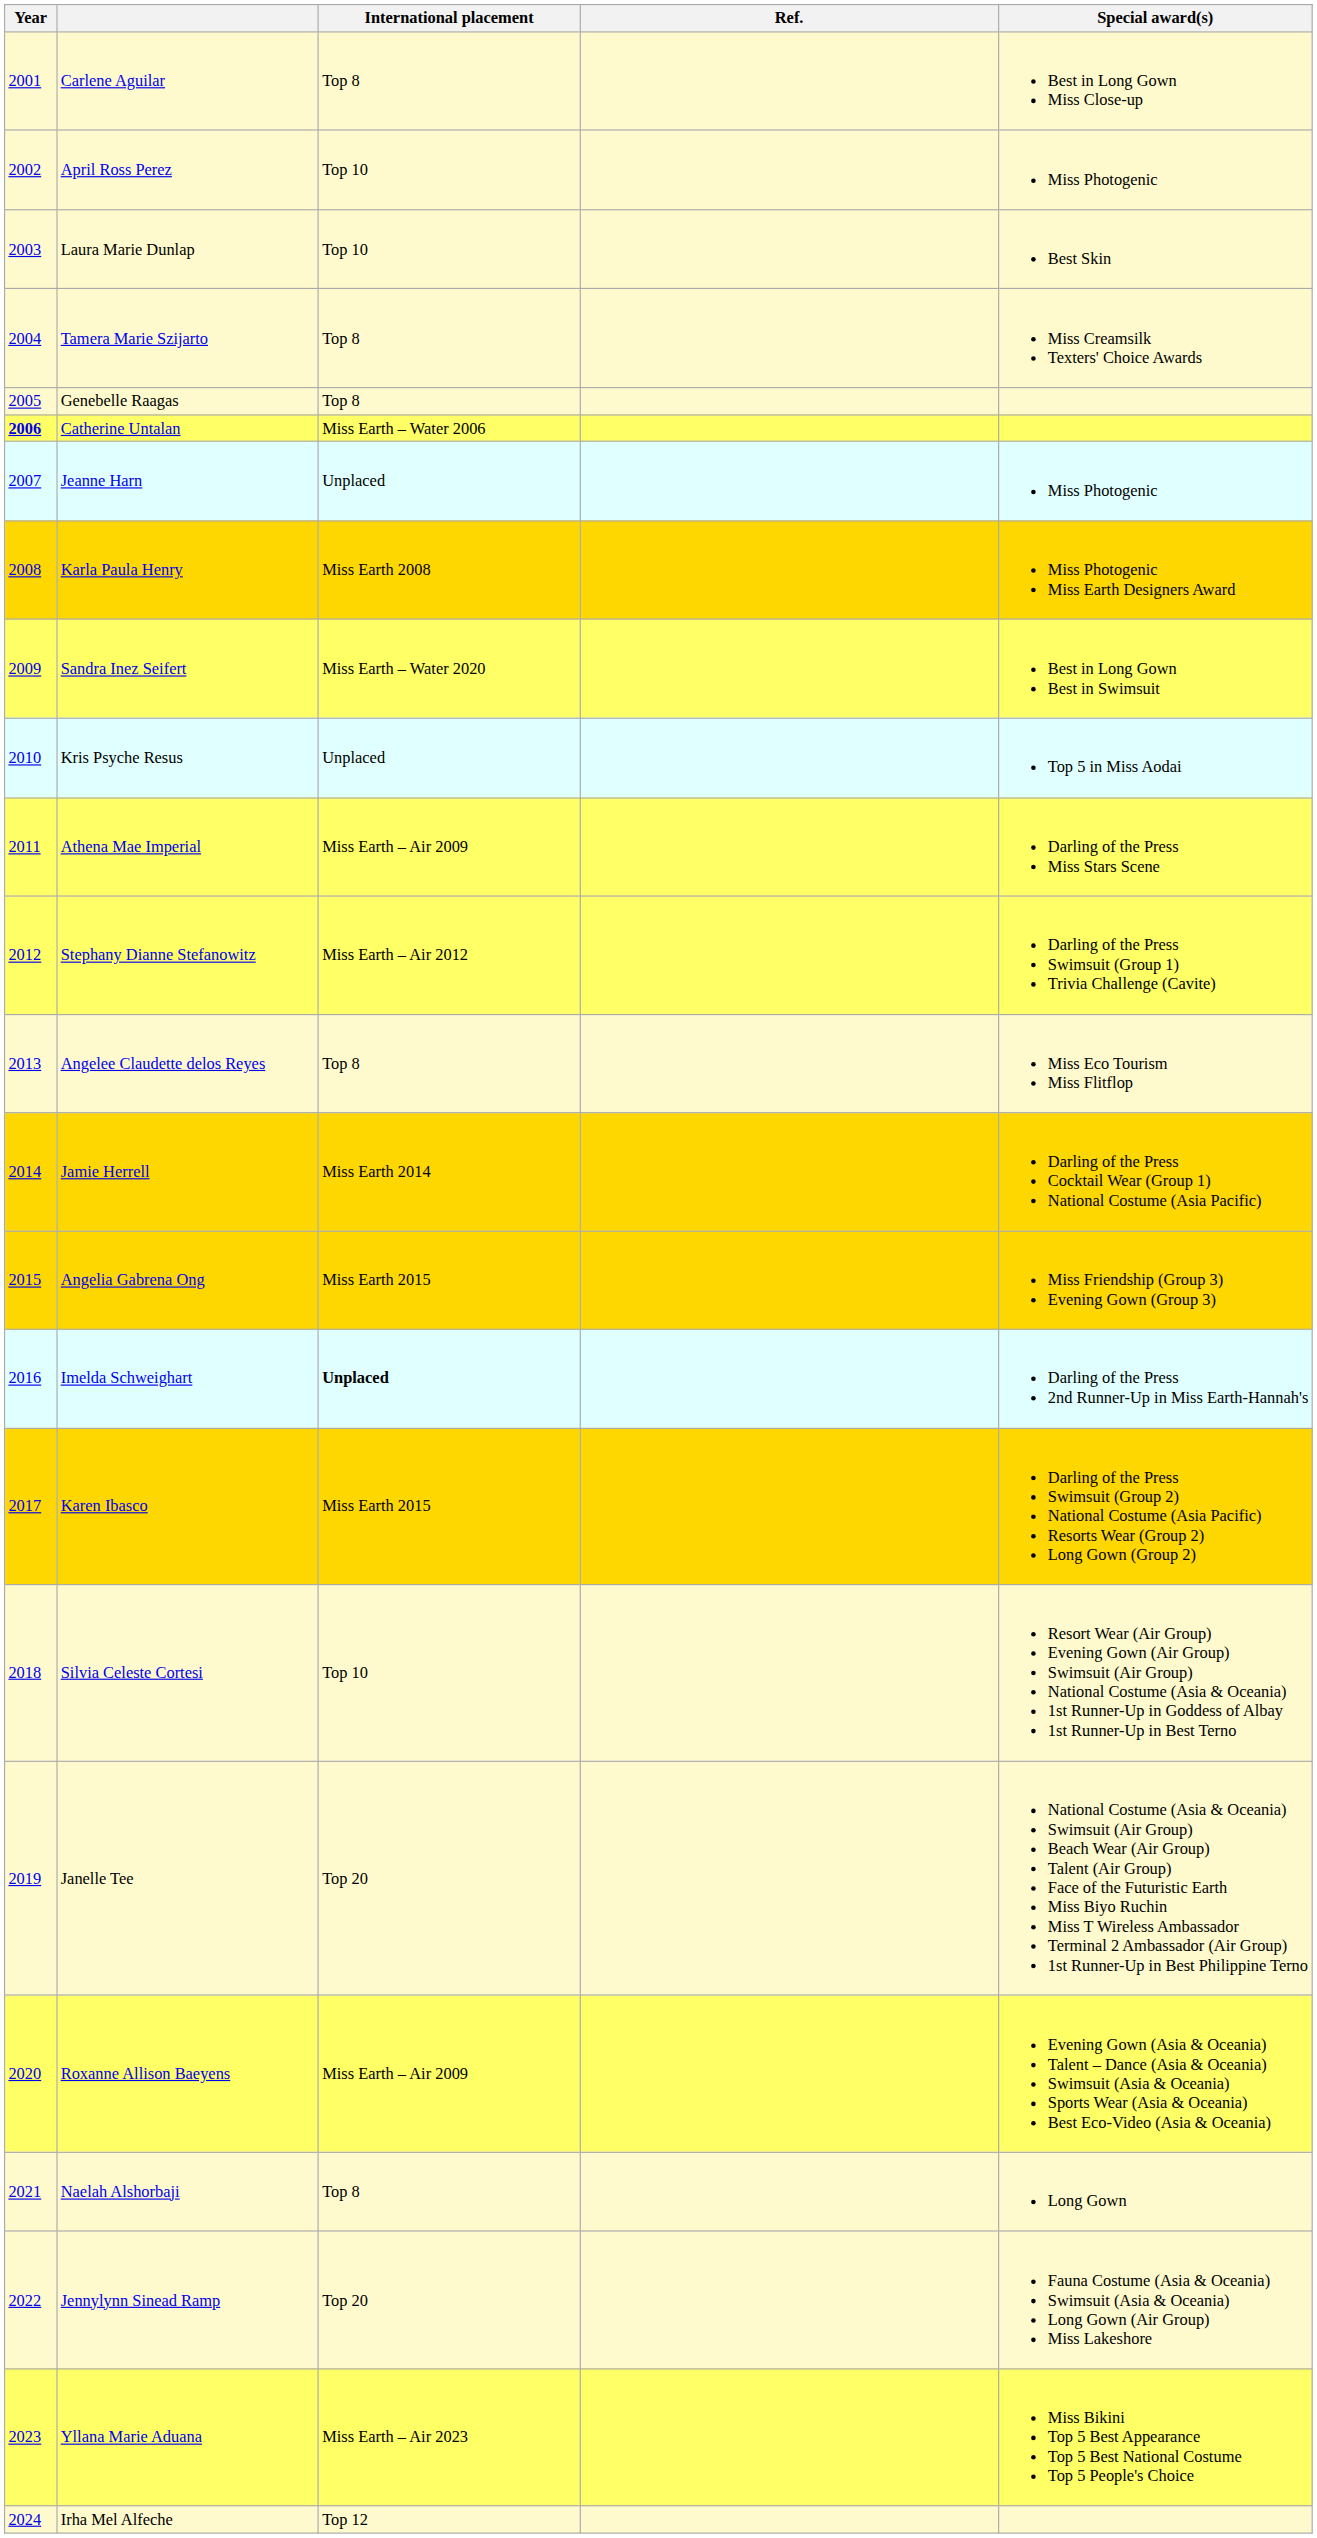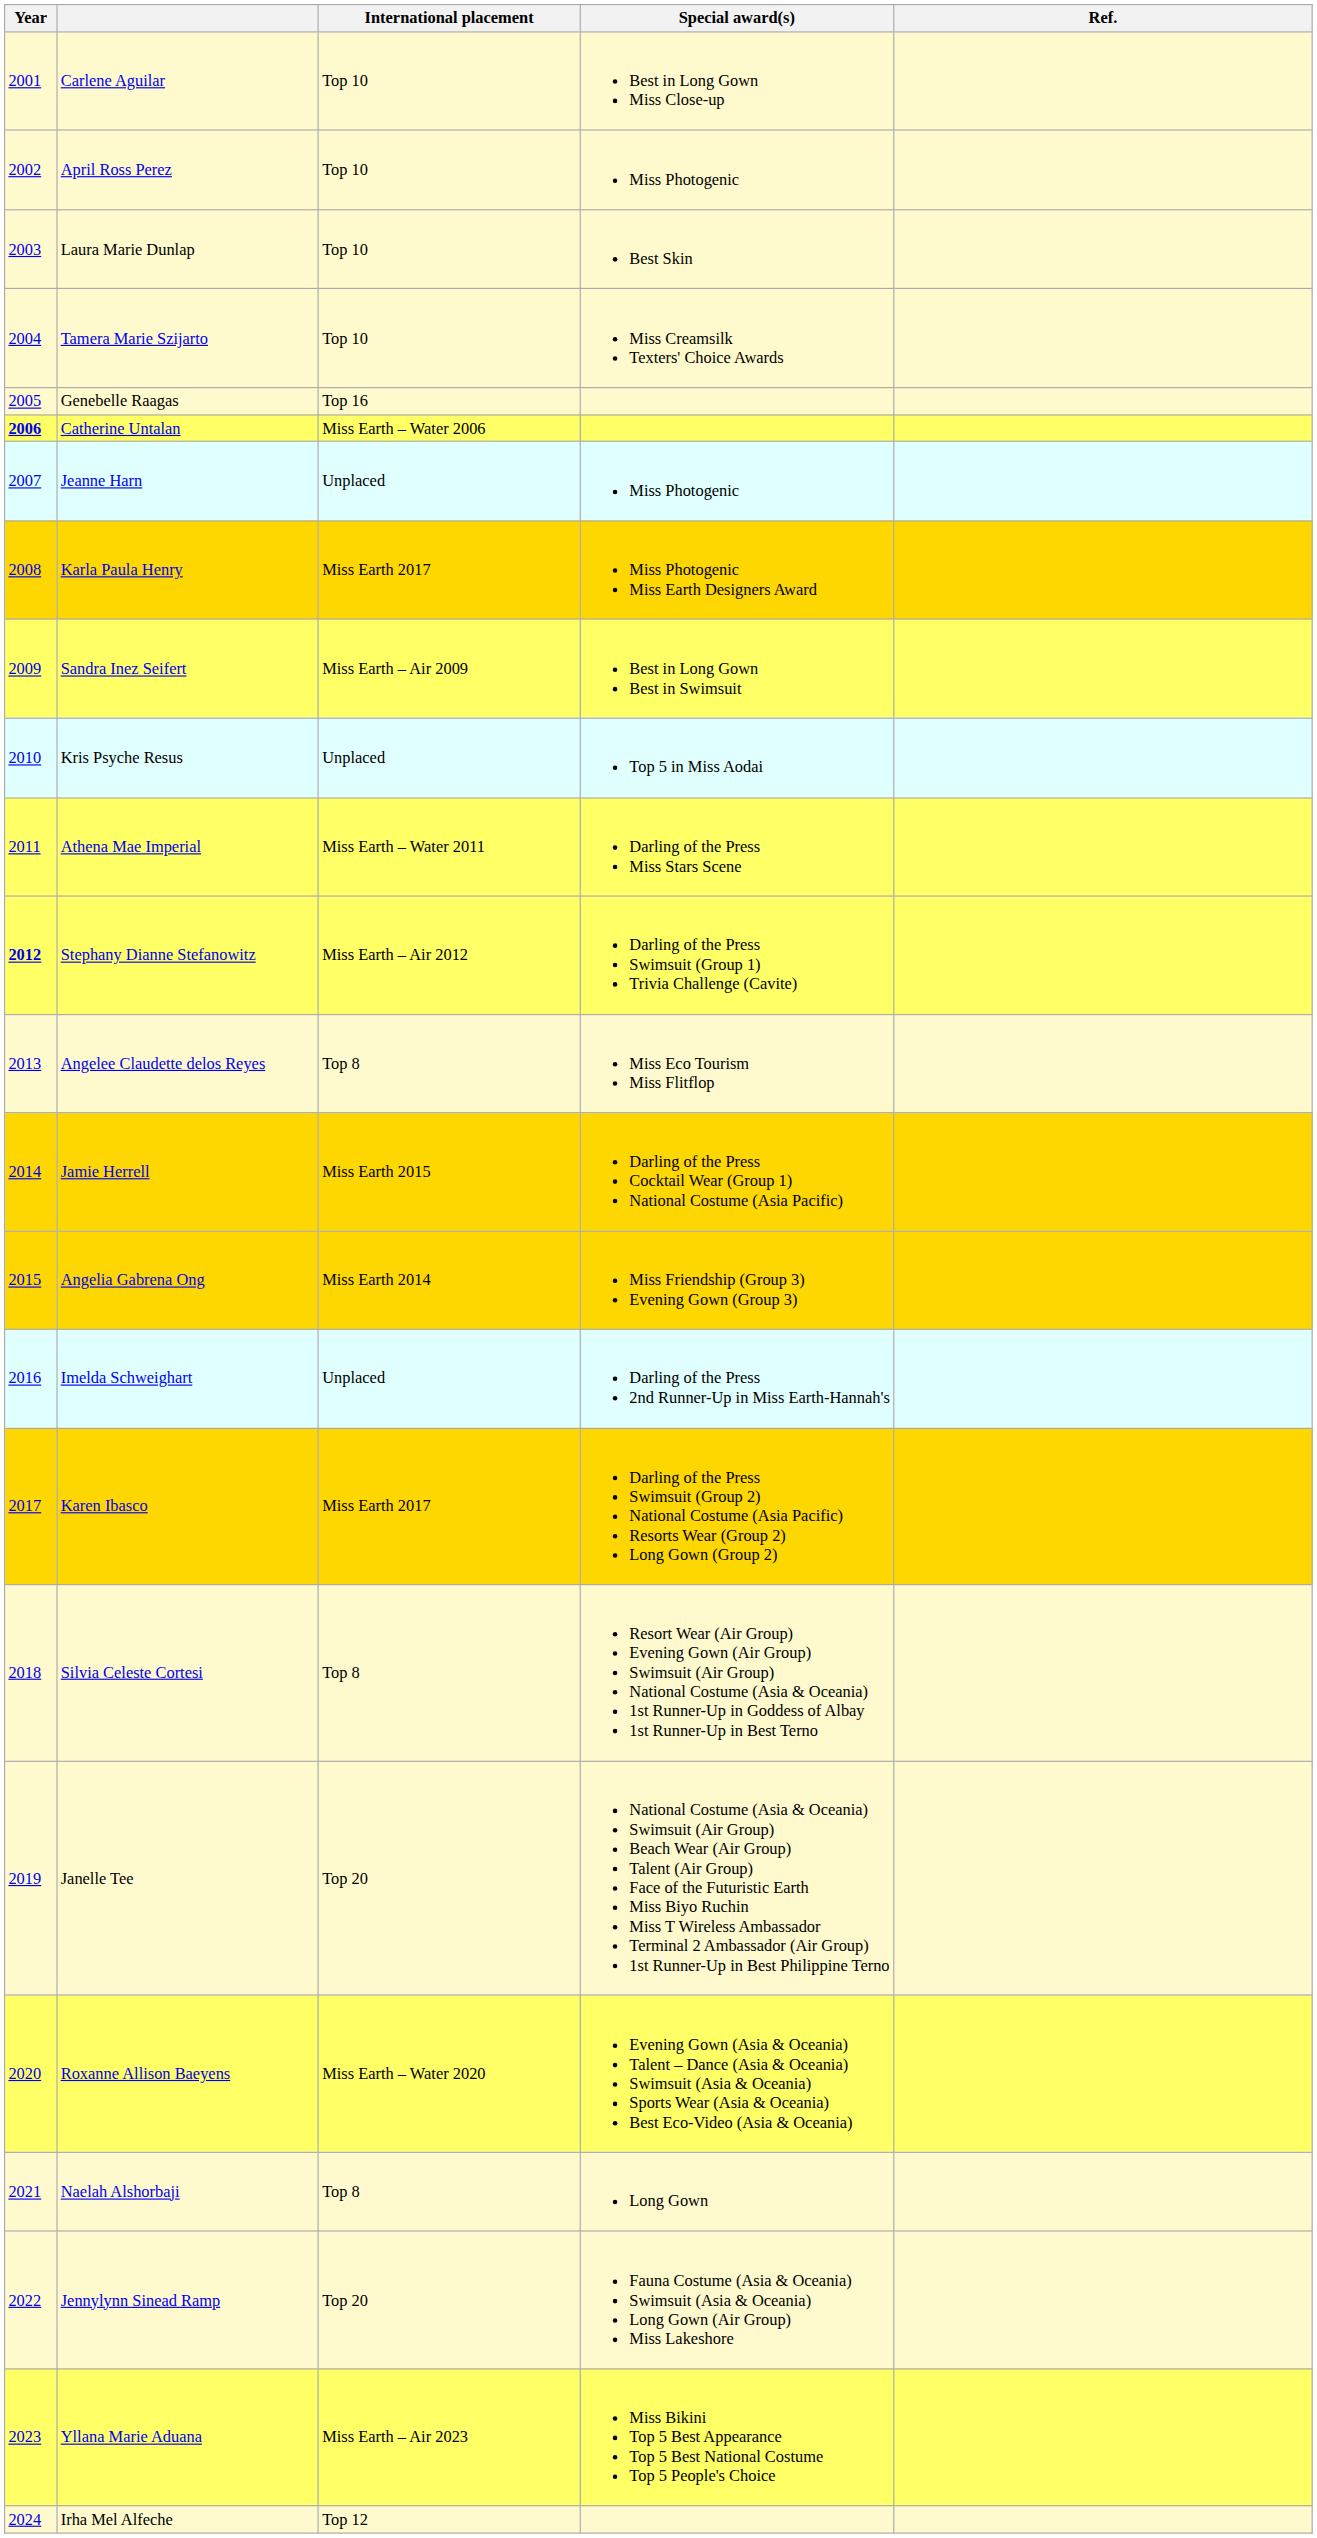columns swapped: (1155, 18) <-> (789, 18)
(341, 81) Top 8 -> (345, 81) Top 10
(341, 338) Top 8 -> (345, 338) Top 10
(341, 401) Top 8 -> (345, 401) Top 16
(376, 570) Miss Earth 2008 -> (376, 570) Miss Earth 2017
(404, 669) Miss Earth – Water 2020 -> (395, 669) Miss Earth – Air 2009
(395, 847) Miss Earth – Air 2009 -> (404, 847) Miss Earth – Water 2011
(25, 955) normal -> (25, 955) bold
(376, 1172) Miss Earth 2014 -> (376, 1172) Miss Earth 2015
(376, 1280) Miss Earth 2015 -> (376, 1280) Miss Earth 2014
(355, 1379) bold -> (354, 1379) normal
(376, 1506) Miss Earth 2015 -> (376, 1506) Miss Earth 2017
(345, 1673) Top 10 -> (341, 1673) Top 8
(395, 2074) Miss Earth – Air 2009 -> (404, 2074) Miss Earth – Water 2020
